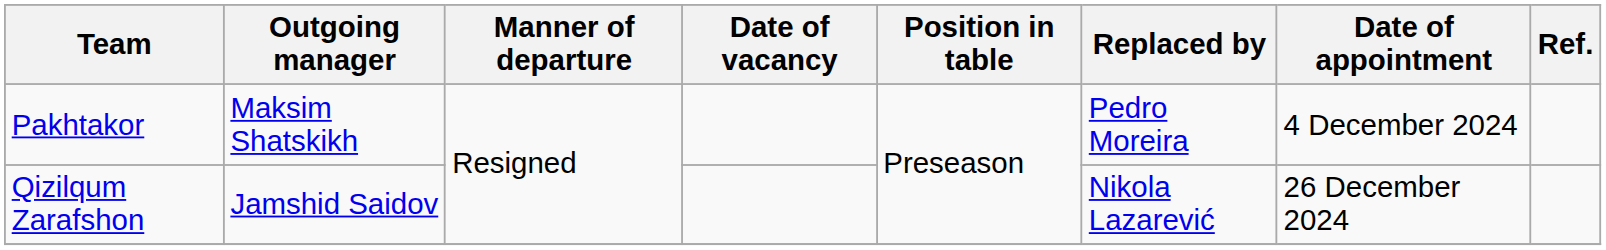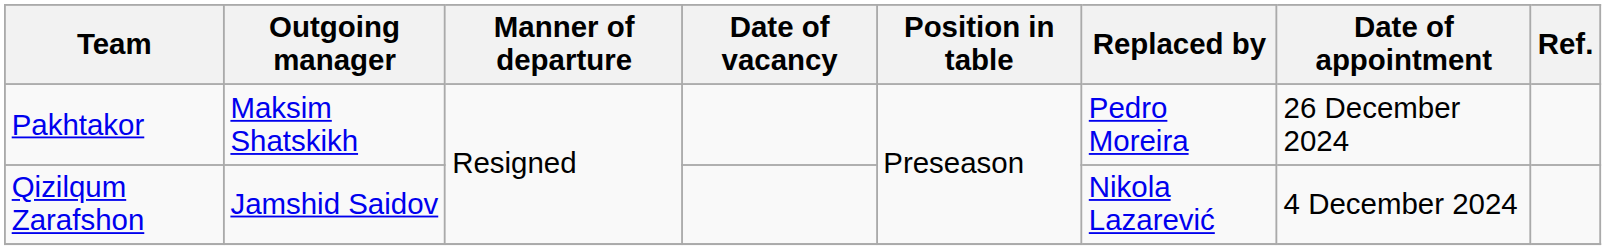(1401, 124) 4 December 2024 -> (1372, 124) 26 December 2024
(1372, 204) 26 December 2024 -> (1401, 204) 4 December 2024
